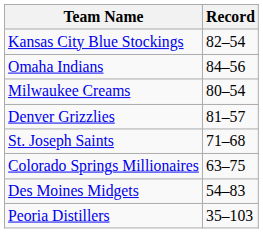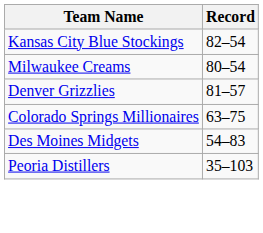- row: (56, 66)
- row: (61, 141)
